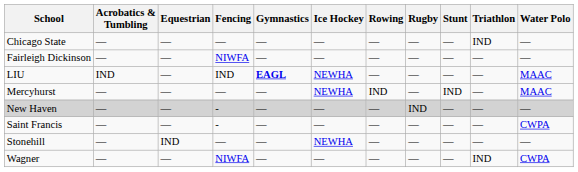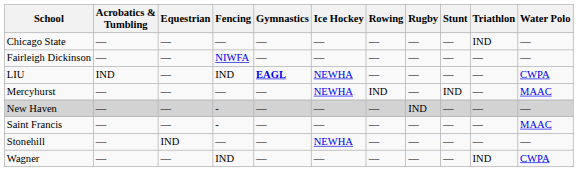(536, 74) MAAC -> (535, 74) CWPA
(535, 125) CWPA -> (536, 125) MAAC
(232, 158) NIWFA -> (225, 158) IND
